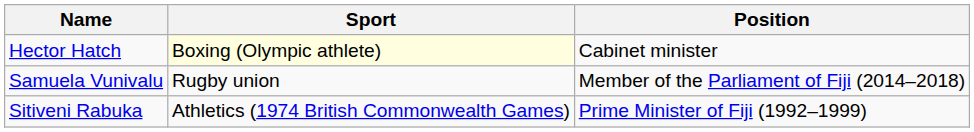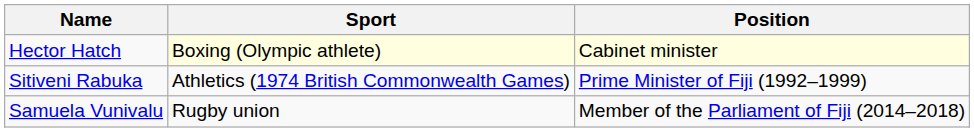(648, 50) no background -> (648, 50) lightyellow background
rows swapped: (76, 111) <-> (86, 80)
